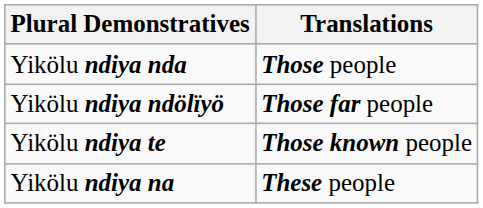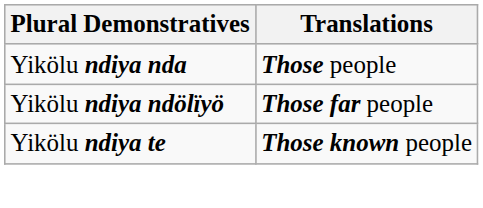- row: (92, 182)
